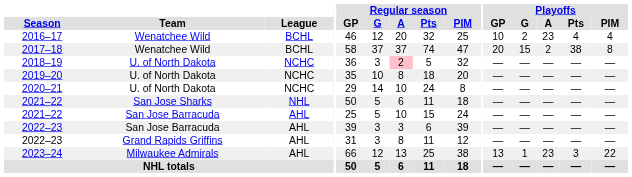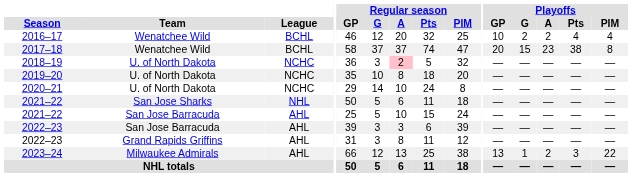(548, 36) 23 -> (548, 36) 2
(548, 49) 2 -> (548, 49) 23
(548, 153) 23 -> (548, 153) 2
